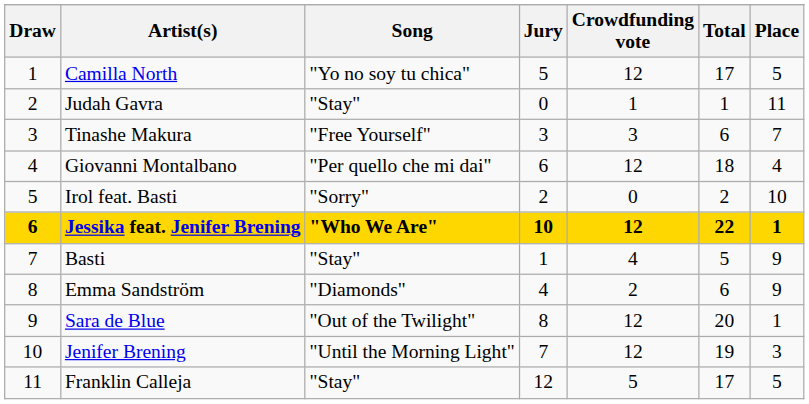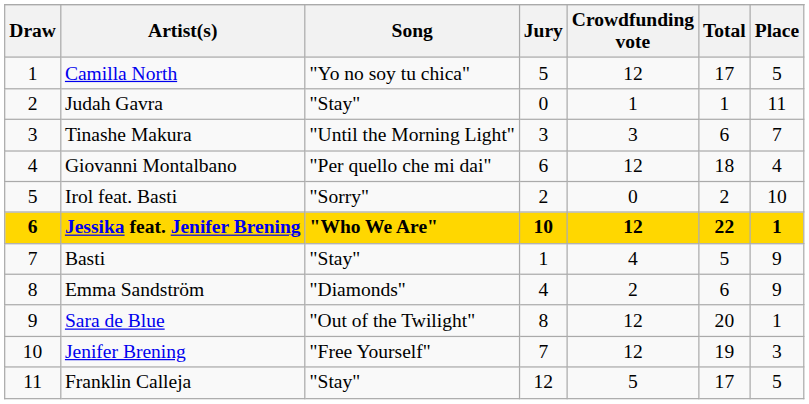(370, 134) "Free Yourself" -> (412, 134) "Until the Morning Light"
(412, 351) "Until the Morning Light" -> (370, 351) "Free Yourself"
